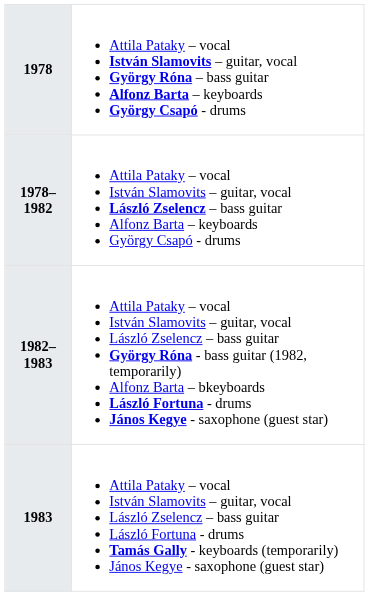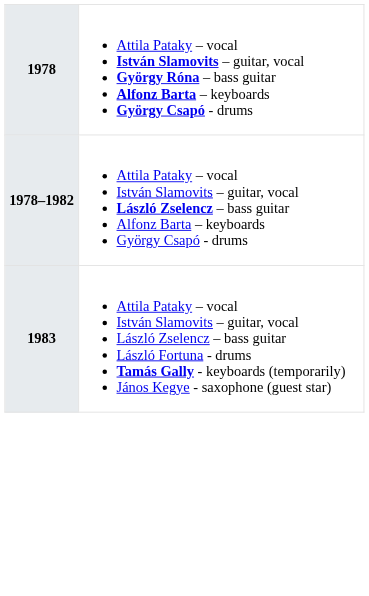- row: (38, 355)
